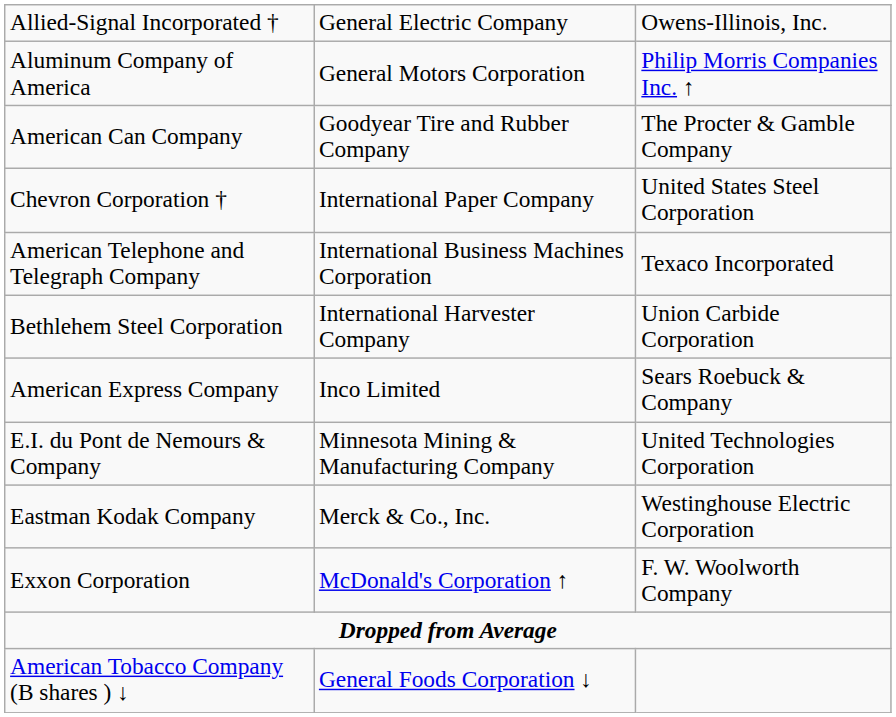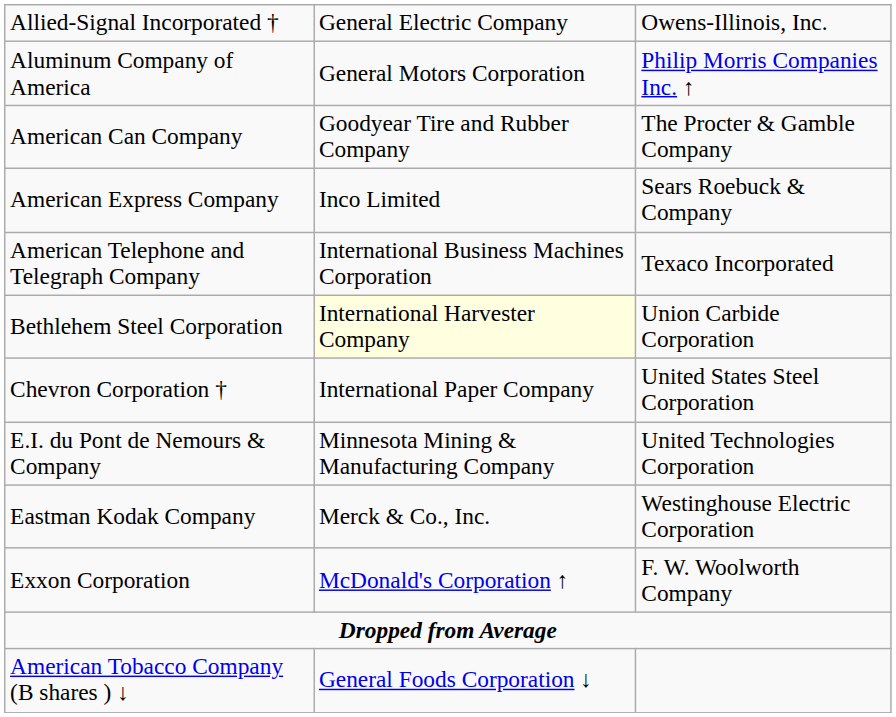rows swapped: (144, 389) <-> (118, 199)
(427, 326) no background -> (427, 326) lightyellow background
